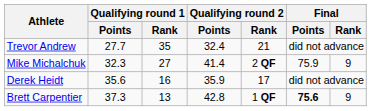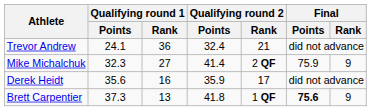(115, 47) 27.7 -> (115, 47) 24.1
(165, 47) 35 -> (165, 47) 36
(214, 97) 42.8 -> (214, 97) 41.8
